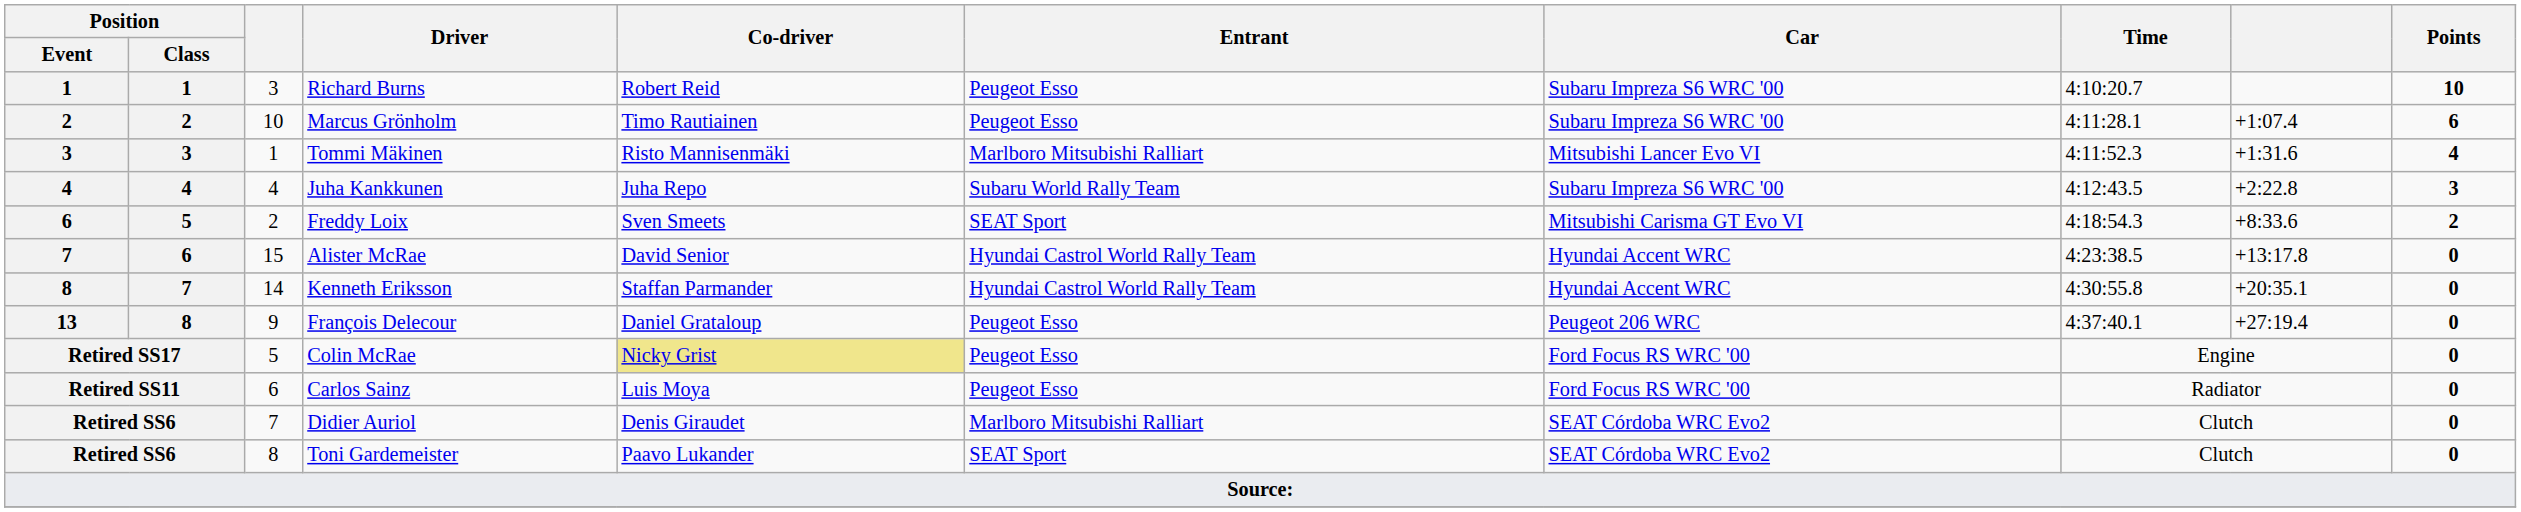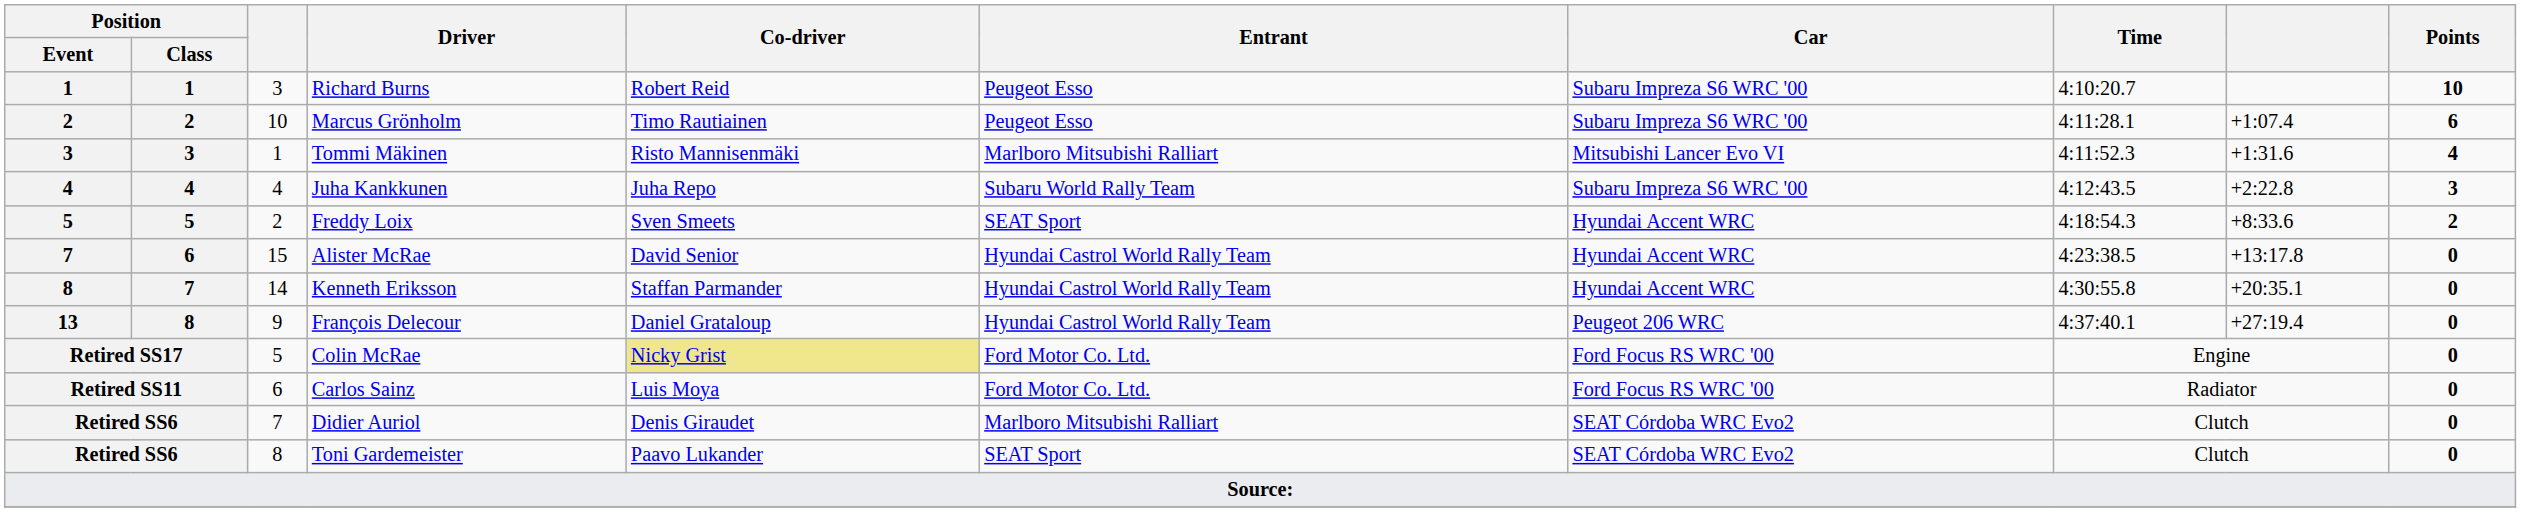(67, 221) 6 -> (68, 221) 5
(1676, 221) Mitsubishi Carisma GT Evo VI -> (1663, 221) Hyundai Accent WRC
(1024, 321) Peugeot Esso -> (1127, 321) Hyundai Castrol World Rally Team
(1024, 355) Peugeot Esso -> (1067, 355) Ford Motor Co. Ltd.
(1024, 388) Peugeot Esso -> (1067, 388) Ford Motor Co. Ltd.
